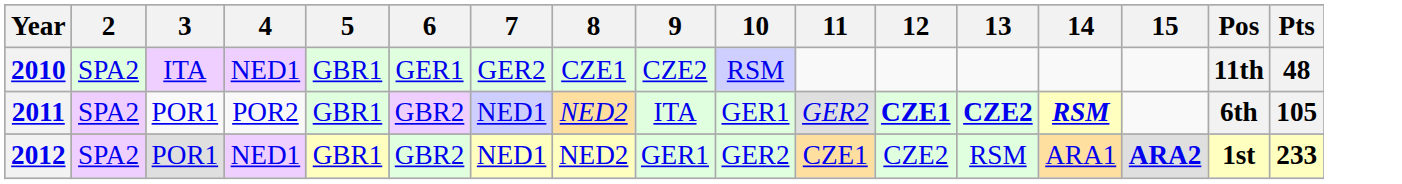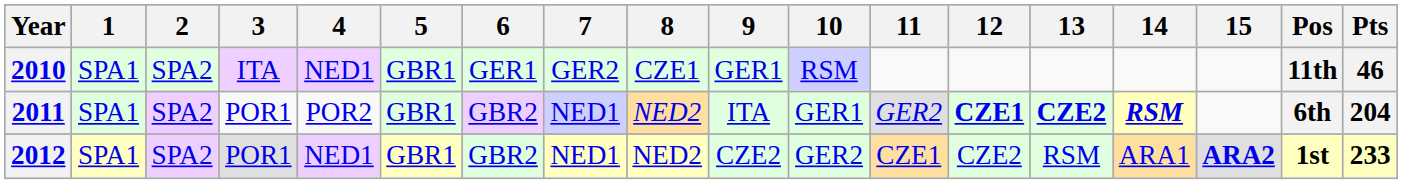+ column: (109, 26)
(675, 69) CZE2 -> (749, 69) GER1
(1297, 69) 48 -> (1370, 69) 46
(1297, 112) 105 -> (1370, 112) 204
(675, 155) GER1 -> (749, 155) CZE2
